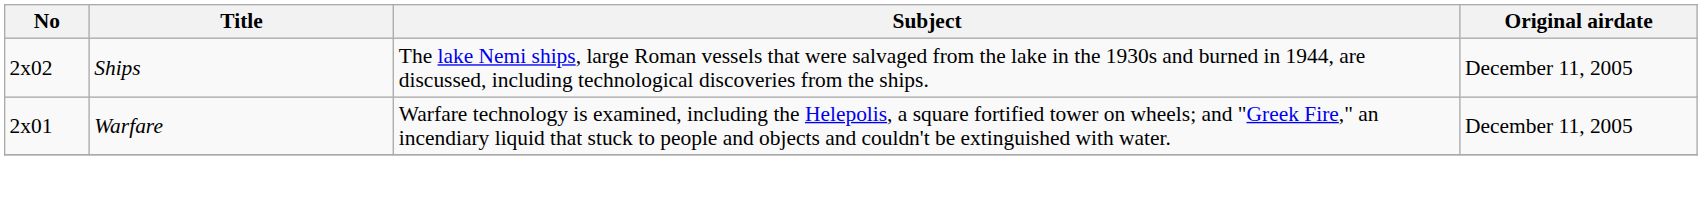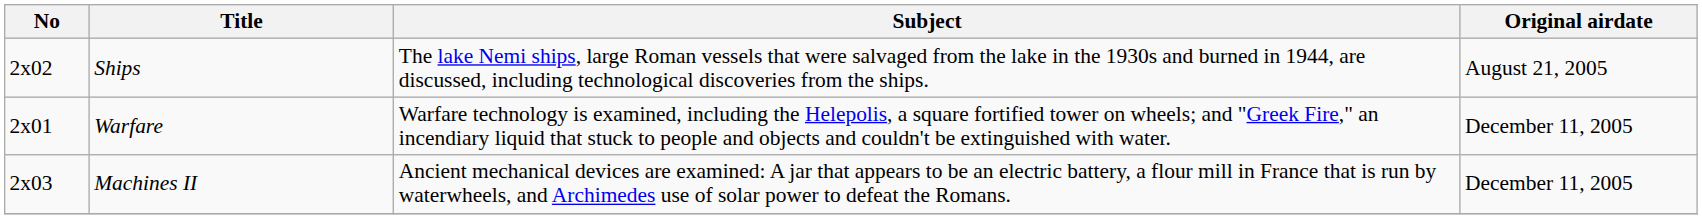(1549, 67) December 11, 2005 -> (1536, 67) August 21, 2005
+ row: (146, 183)
